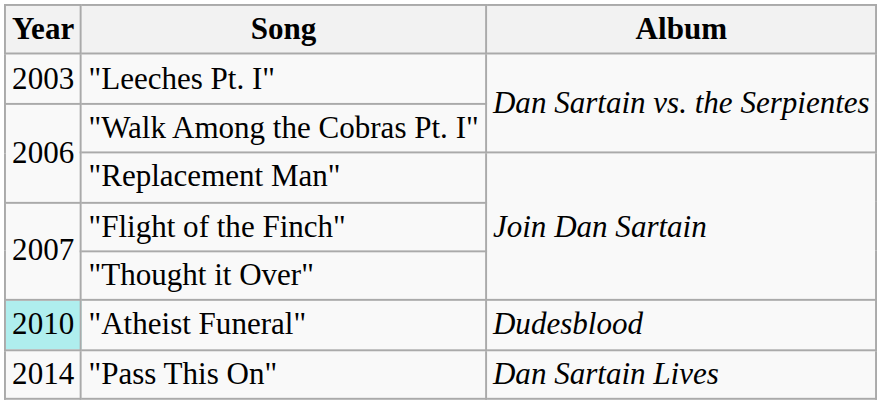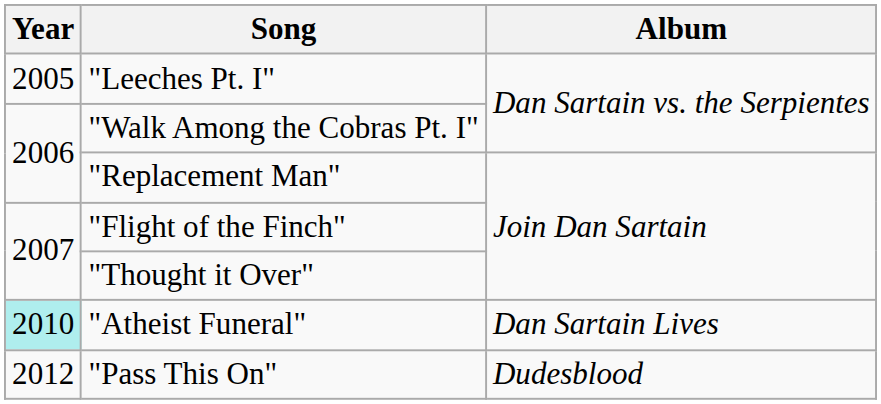(43, 78) 2003 -> (43, 78) 2005
(568, 324) Dudesblood -> (606, 324) Dan Sartain Lives
(43, 373) 2014 -> (43, 373) 2012
(606, 373) Dan Sartain Lives -> (568, 373) Dudesblood
